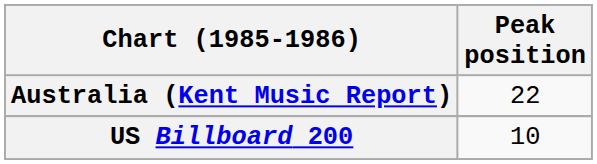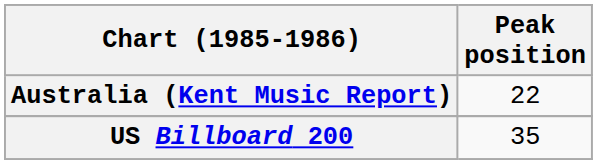(525, 138) 10 -> (525, 138) 35
